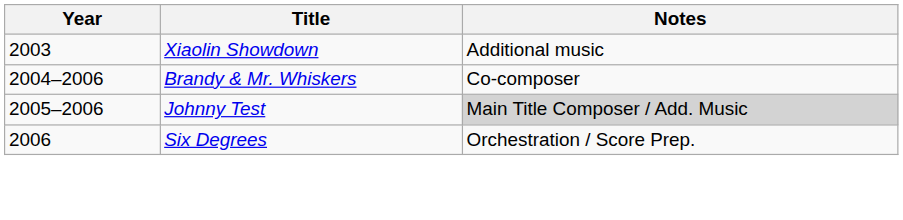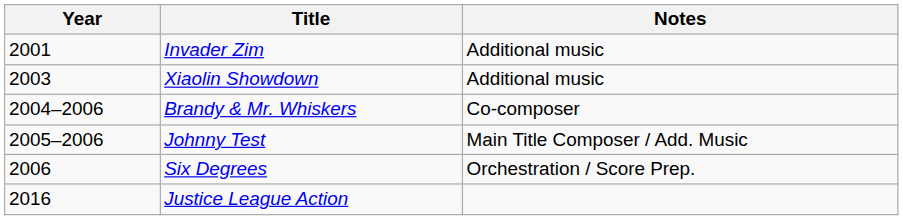+ row: (214, 49)
(607, 109) lightgrey background -> (607, 139) no background
+ row: (256, 199)
